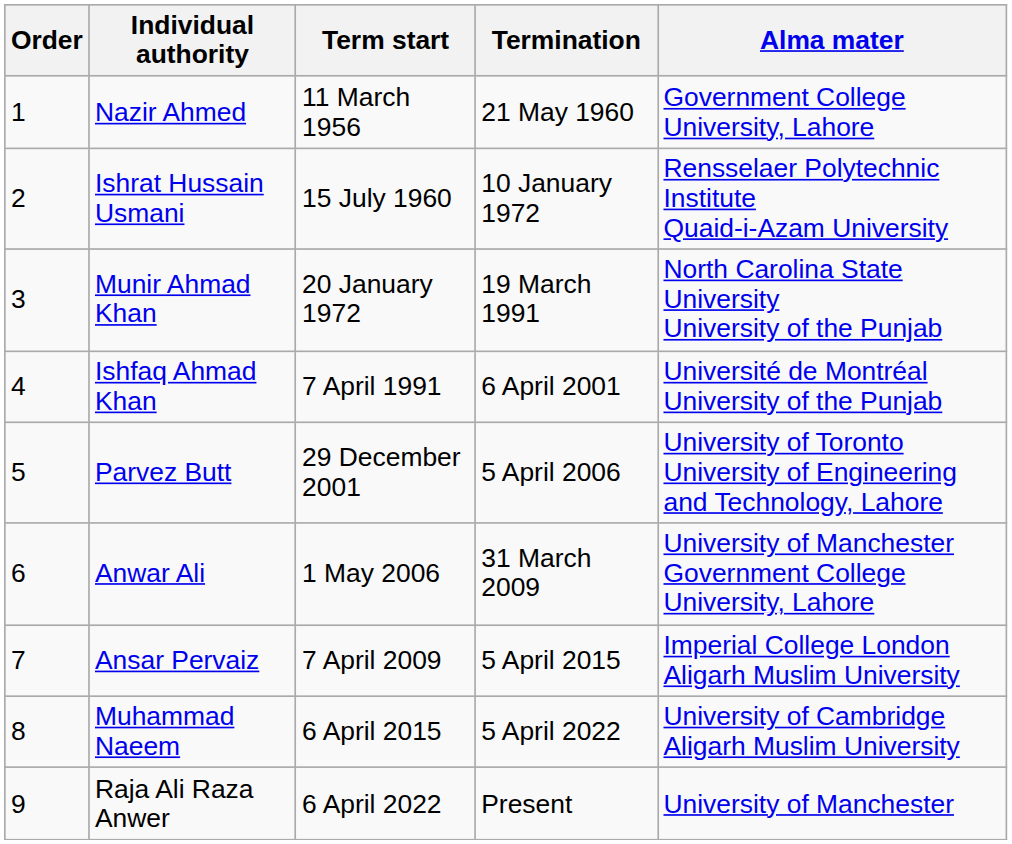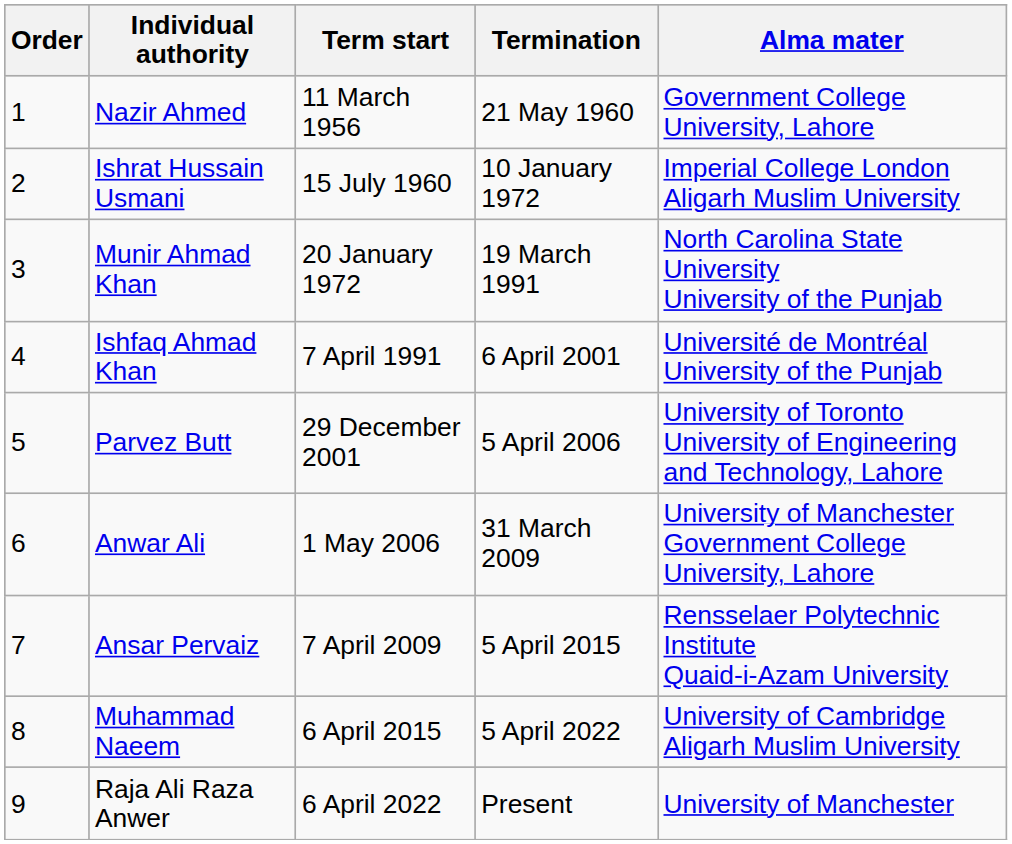(806, 198) Rensselaer Polytechnic Institute Quaid-i-Azam University -> (812, 183) Imperial College London Aligarh Muslim University
(812, 660) Imperial College London Aligarh Muslim University -> (806, 645) Rensselaer Polytechnic Institute Quaid-i-Azam University
